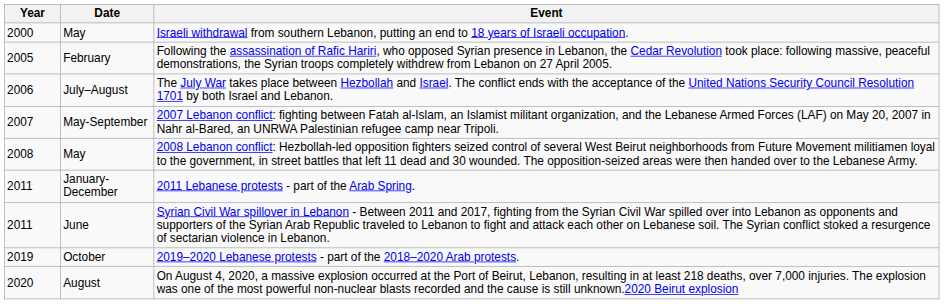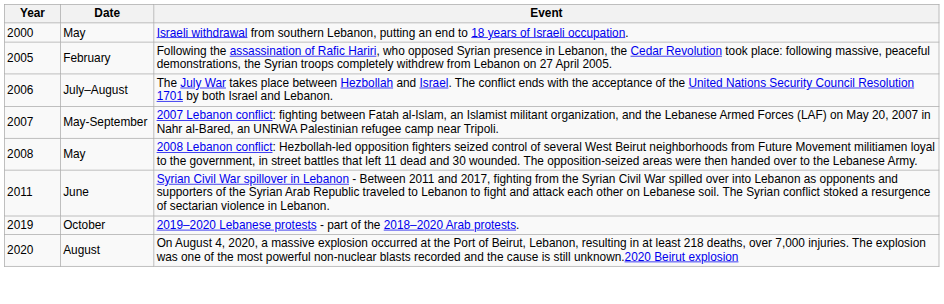- row: (286, 186)
